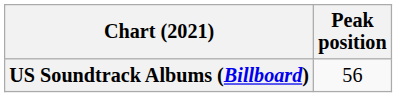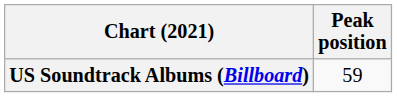(352, 75) 56 -> (352, 75) 59
